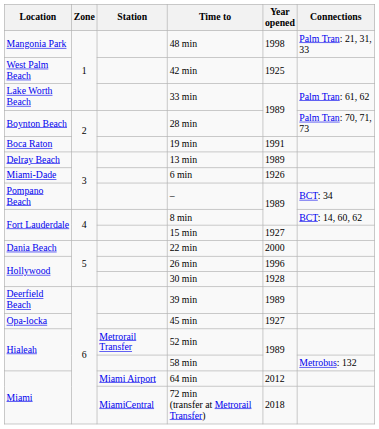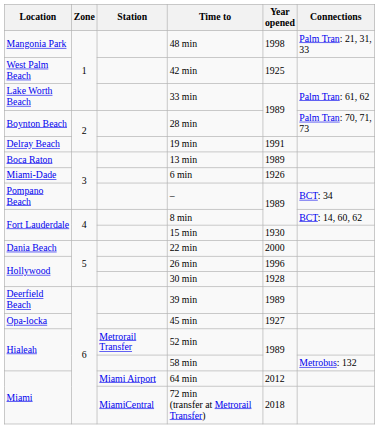(29, 144) Boca Raton -> (33, 144) Delray Beach
(33, 160) Delray Beach -> (29, 160) Boca Raton
(275, 232) 1927 -> (275, 232) 1930
